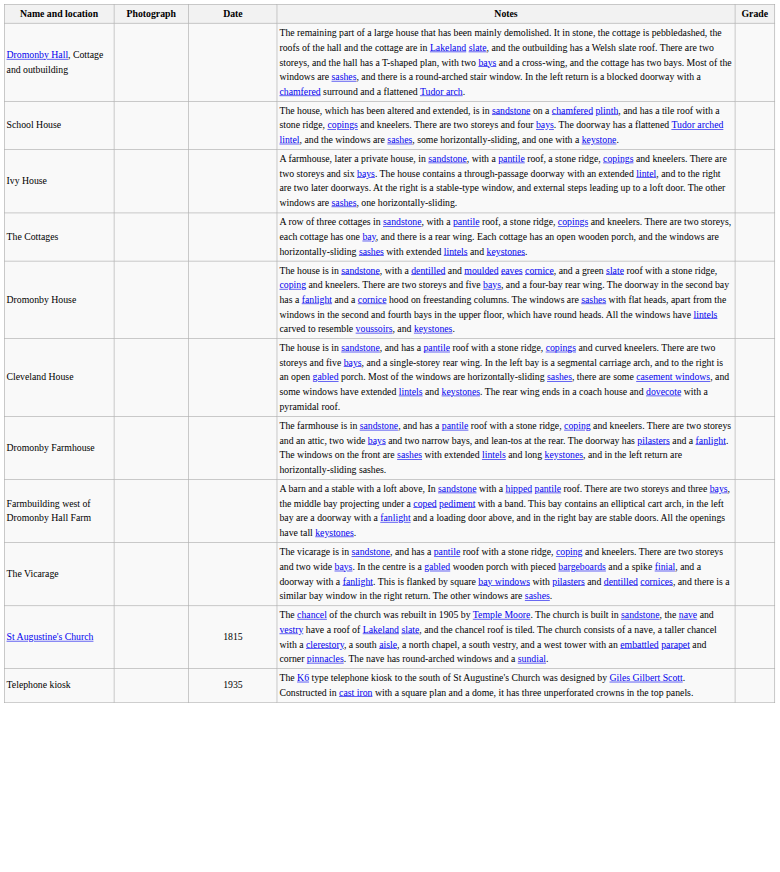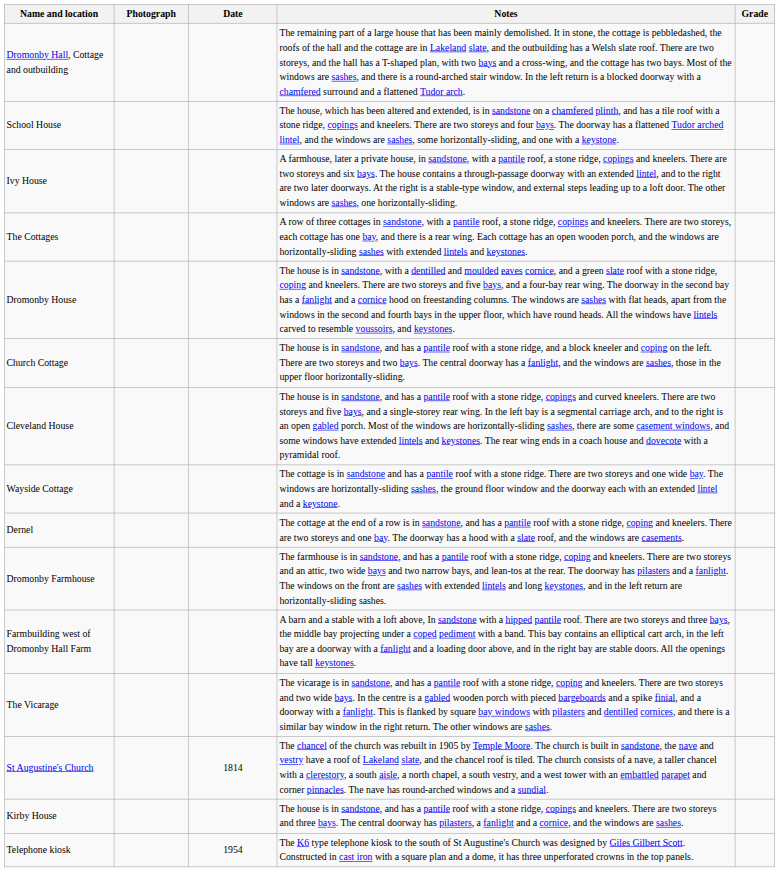+ row: (37, 363)
+ row: (40, 489)
+ row: (20, 530)
(233, 637) 1815 -> (233, 767) 1814
+ row: (32, 816)
(233, 685) 1935 -> (233, 850) 1954
